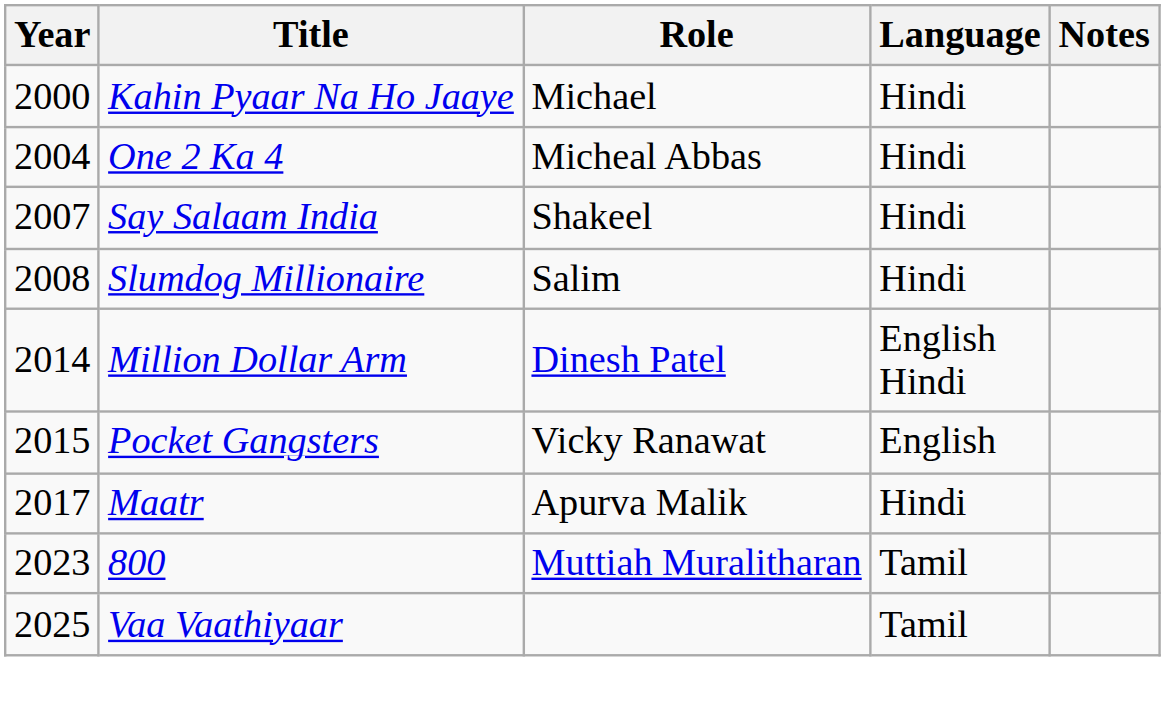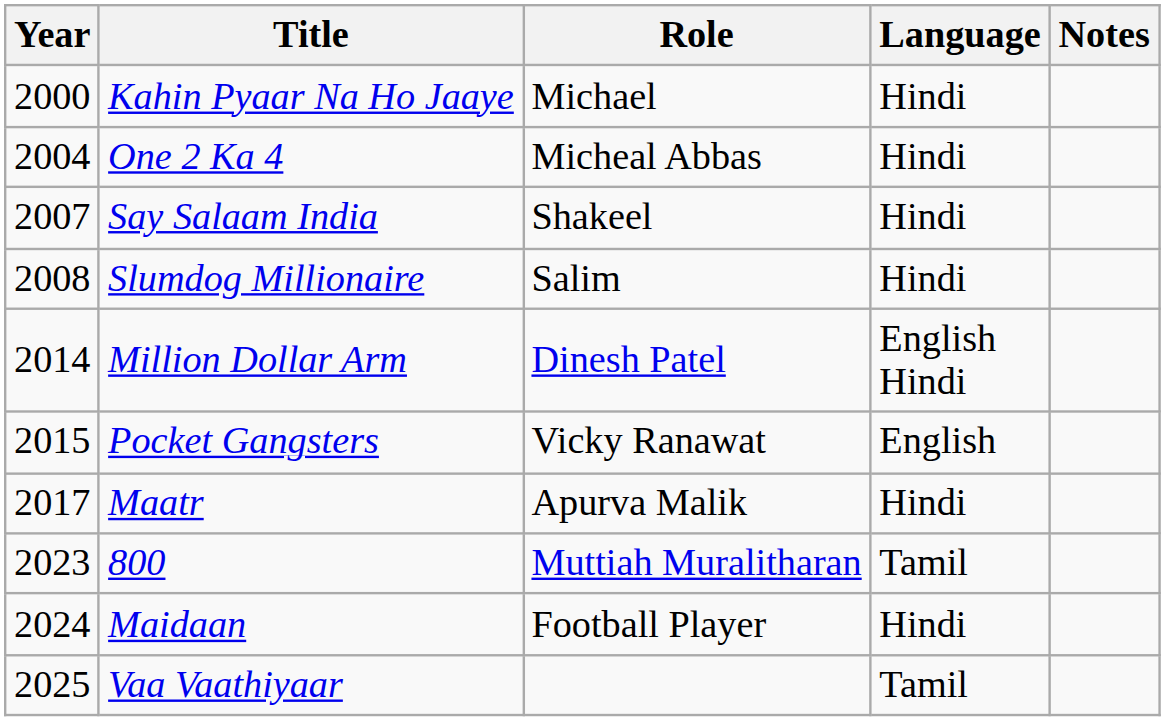+ row: (177, 623)
